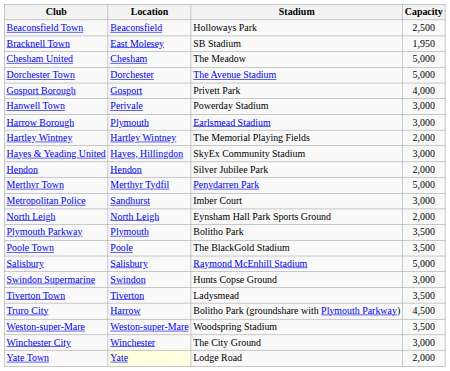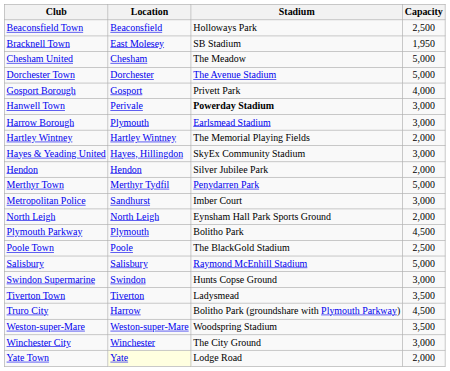(231, 106) normal -> (234, 106) bold
(424, 232) 3,500 -> (424, 232) 4,500
(424, 248) 3,500 -> (424, 248) 2,500
